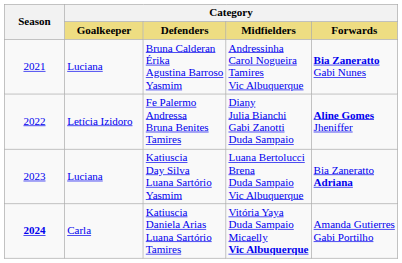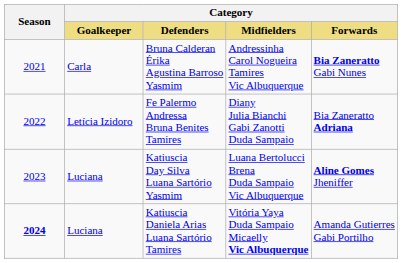(85, 66) Luciana -> (79, 66) Carla
(344, 121) Aline Gomes Jheniffer -> (344, 121) Bia Zaneratto Adriana
(344, 176) Bia Zaneratto Adriana -> (344, 176) Aline Gomes Jheniffer
(79, 231) Carla -> (85, 231) Luciana
